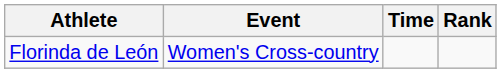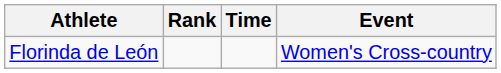columns swapped: (273, 21) <-> (468, 21)
